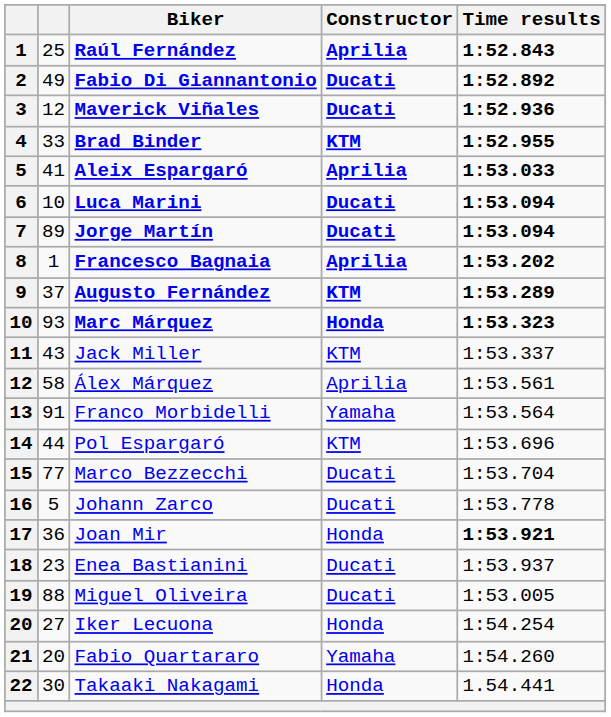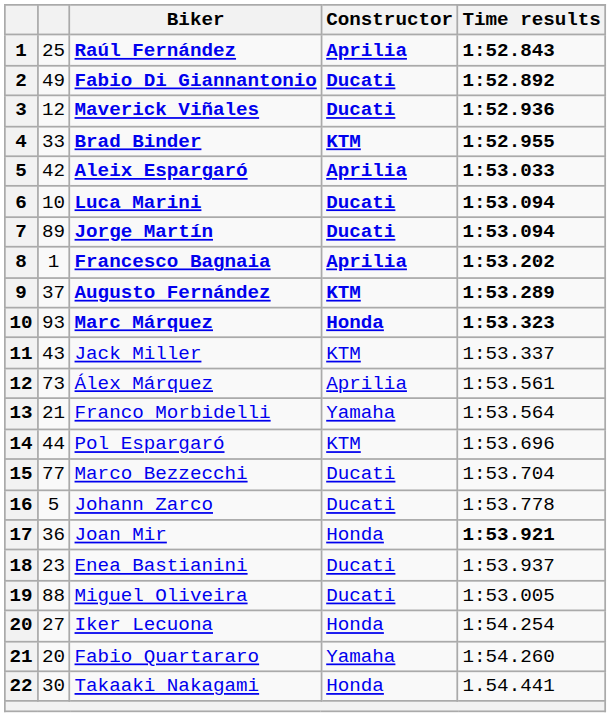(54, 171) 41 -> (54, 171) 42
(54, 384) 58 -> (54, 384) 73
(54, 414) 91 -> (54, 414) 21
